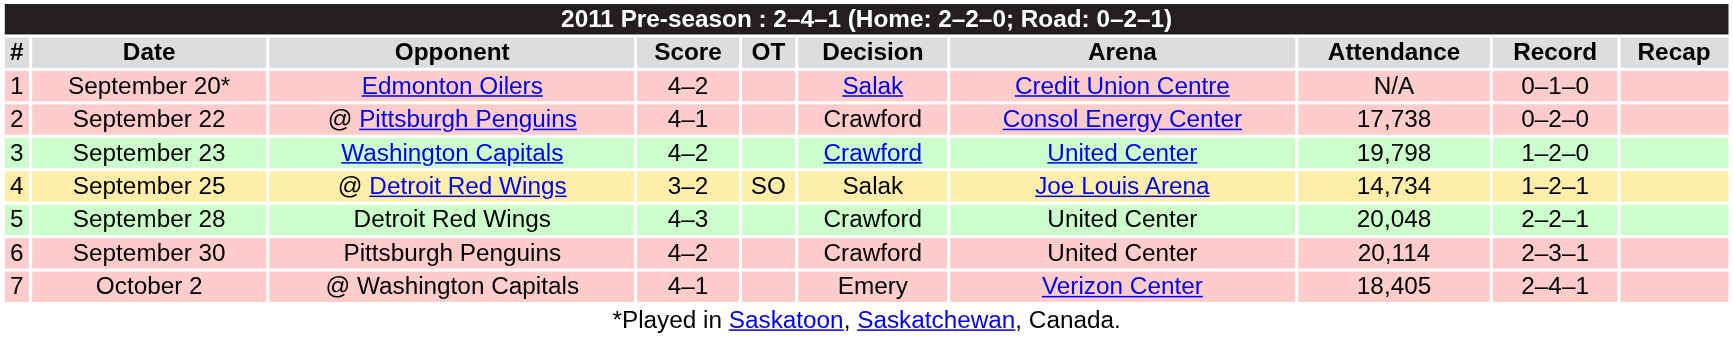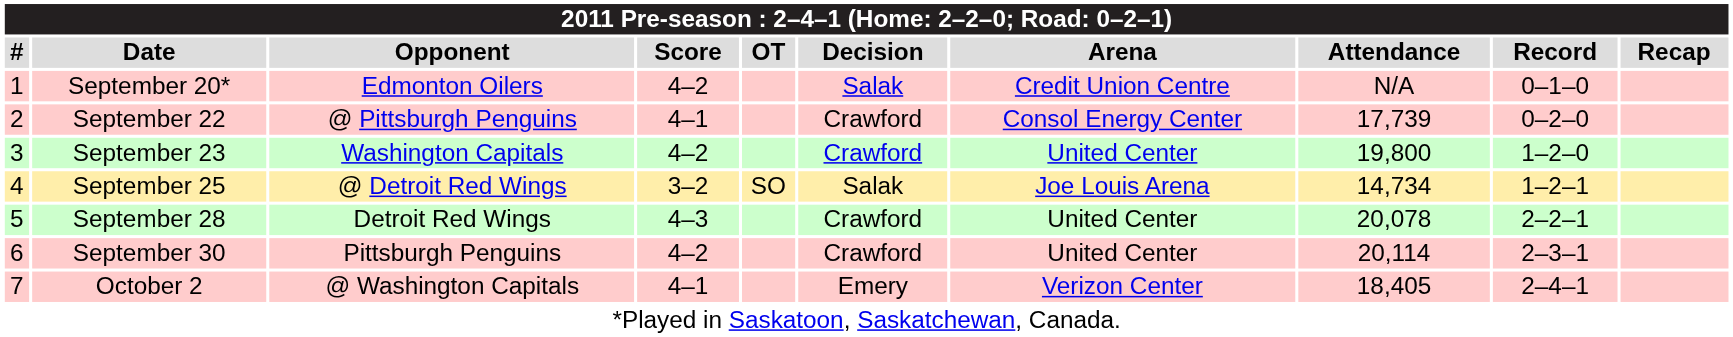(1394, 119) 17,738 -> (1394, 119) 17,739
(1394, 152) 19,798 -> (1394, 152) 19,800
(1394, 219) 20,048 -> (1394, 219) 20,078
